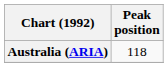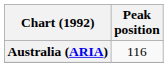(137, 51) 118 -> (137, 51) 116
